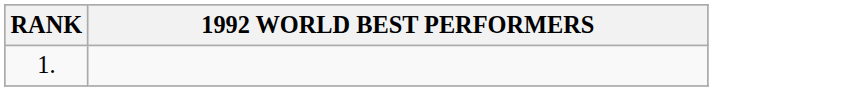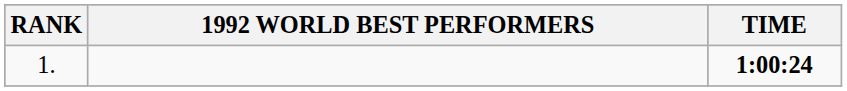+ column: (774, 24)
